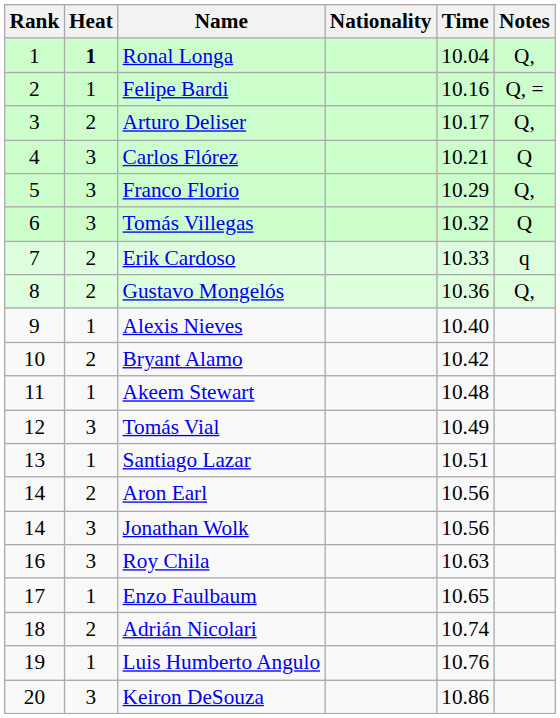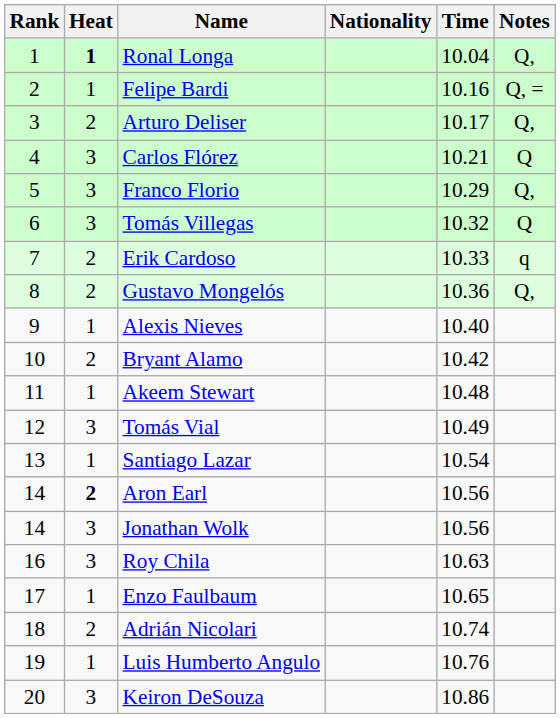(465, 460) 10.51 -> (465, 460) 10.54
(91, 493) normal -> (91, 493) bold
